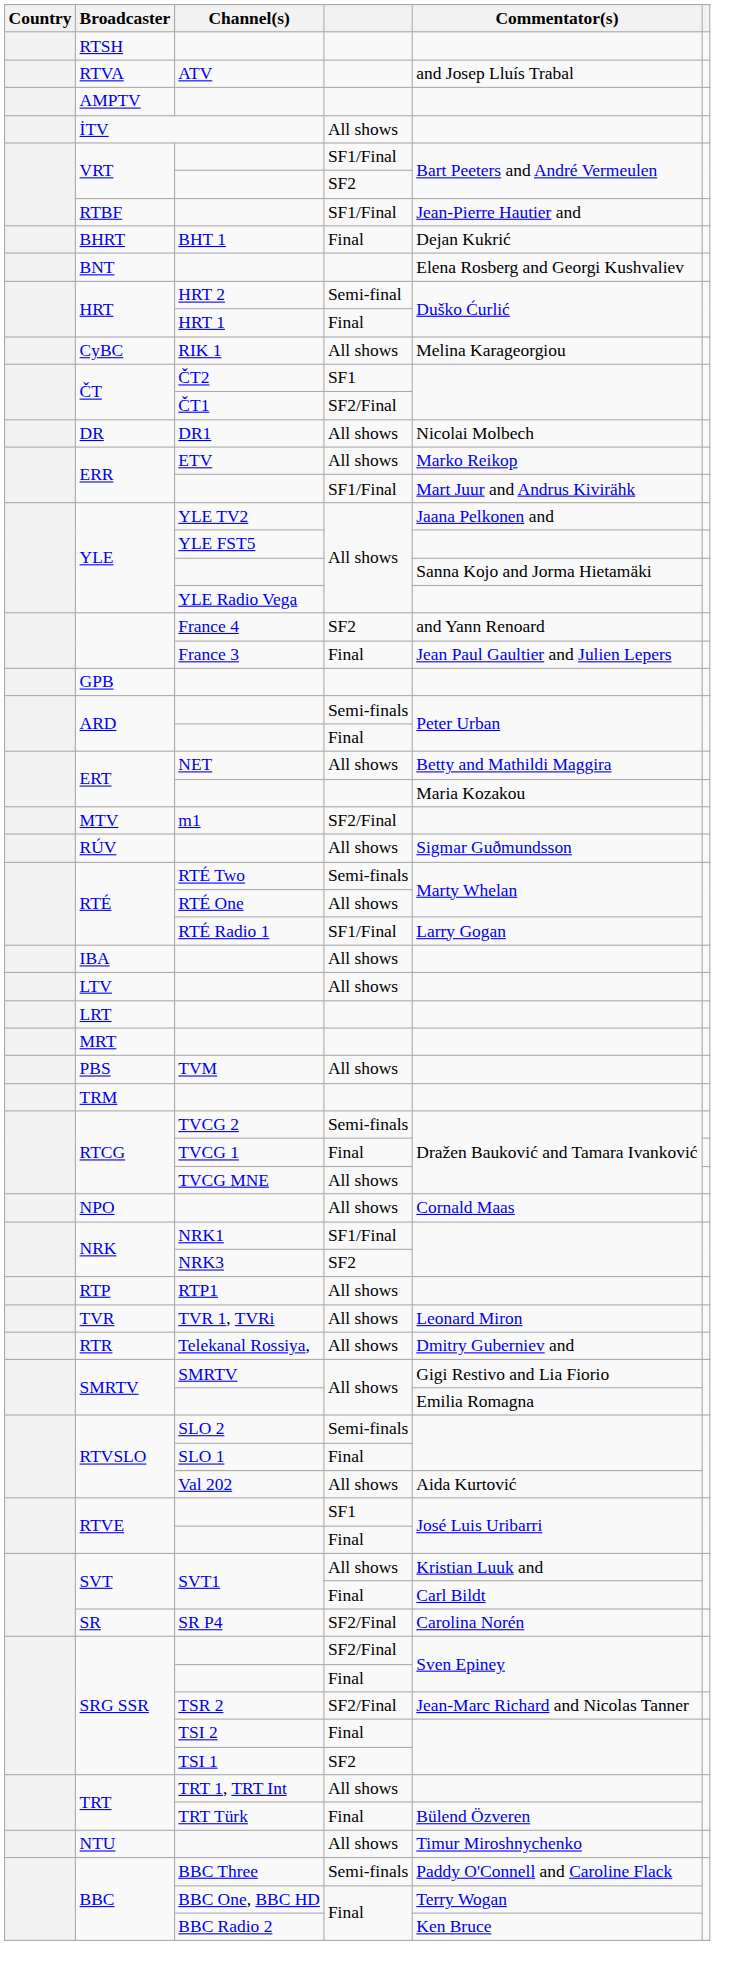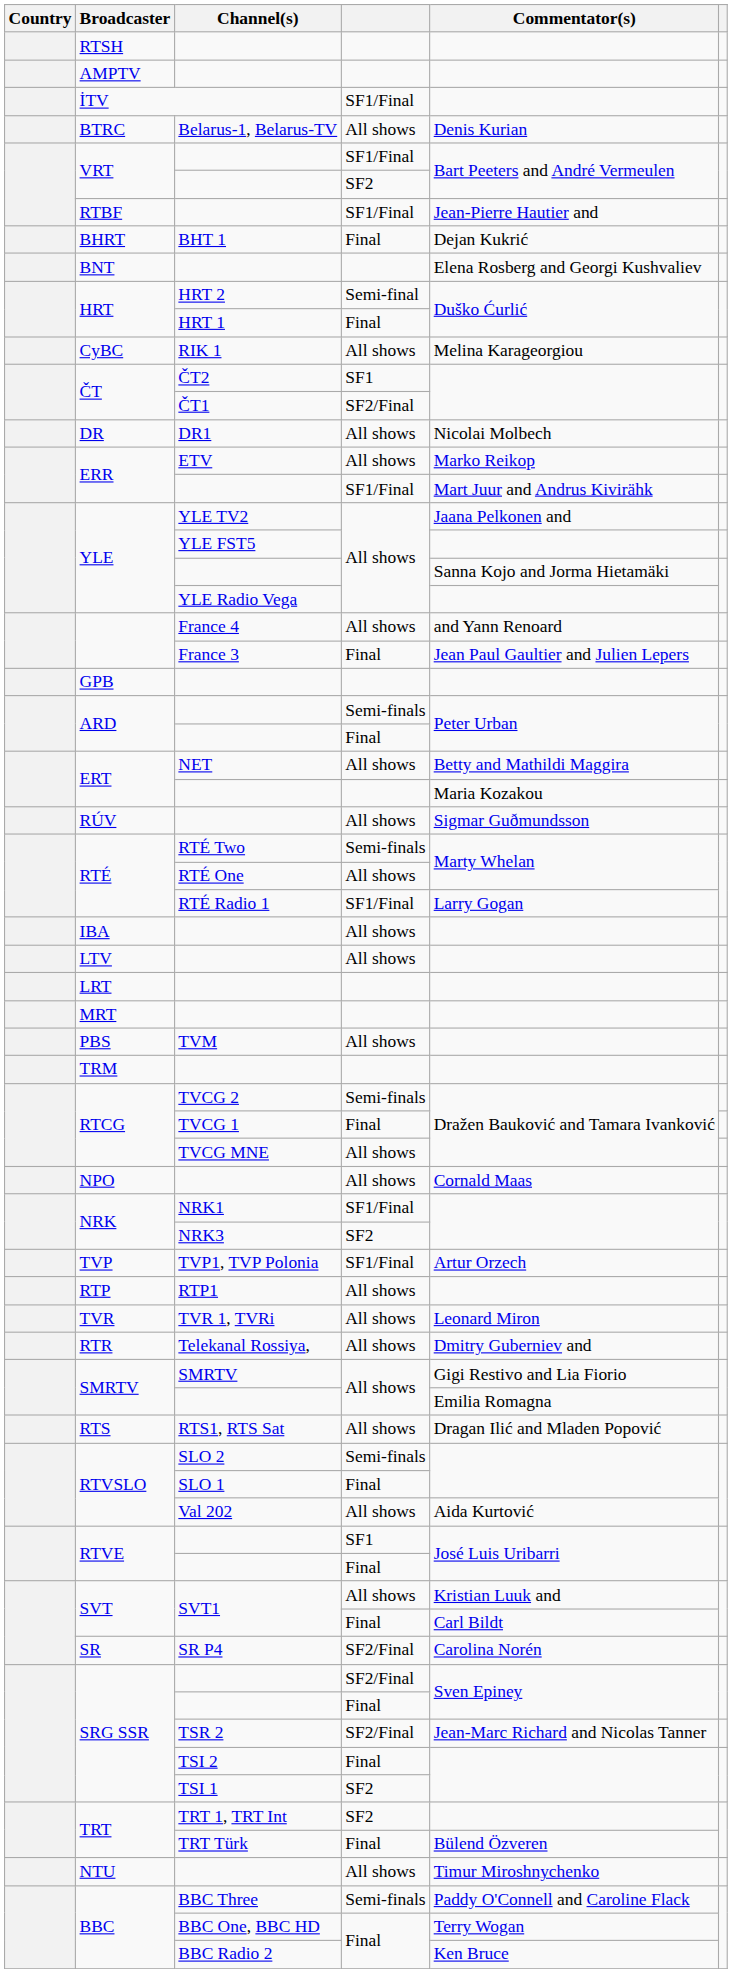- row: (102, 73)
(363, 128) All shows -> (380, 101) SF1/Final
+ row: (102, 128)
(342, 626) SF2 -> (380, 626) All shows
- row: (99, 820)
+ row: (96, 1262)
+ row: (95, 1428)
(363, 1788) All shows -> (359, 1816) SF2
